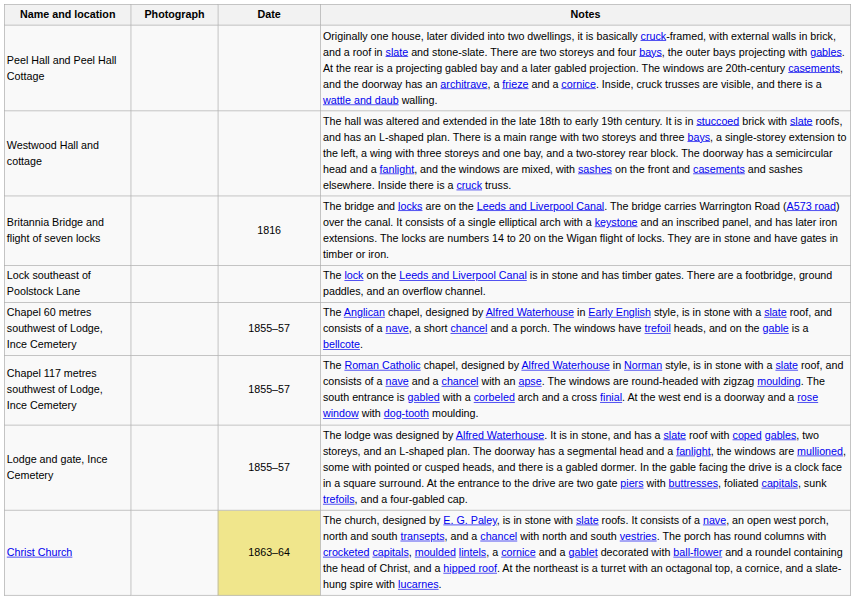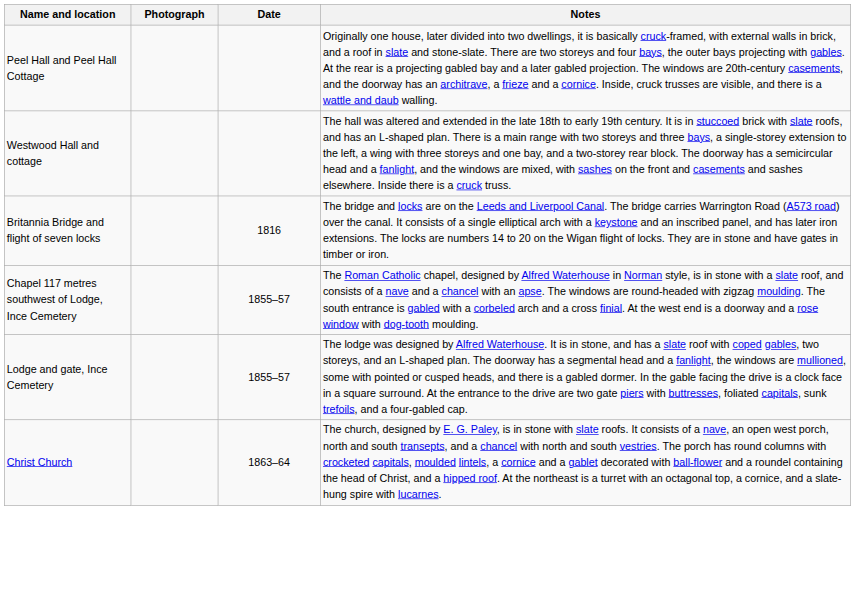- row: (49, 284)
- row: (55, 329)
(269, 553) khaki background -> (269, 462) no background
